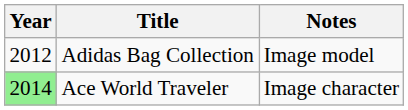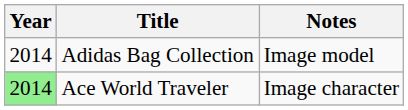(31, 54) 2012 -> (31, 54) 2014
